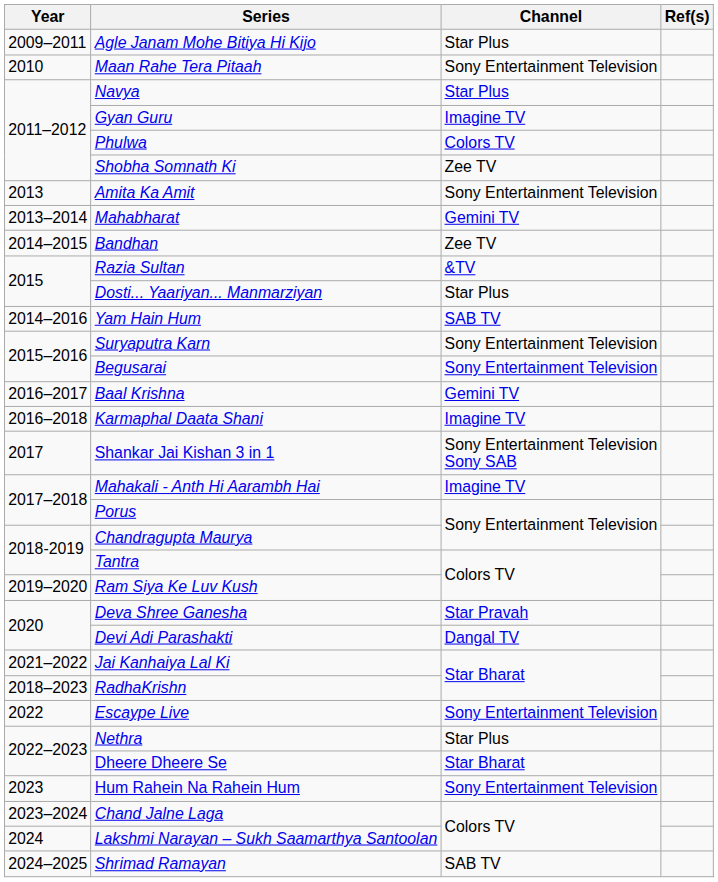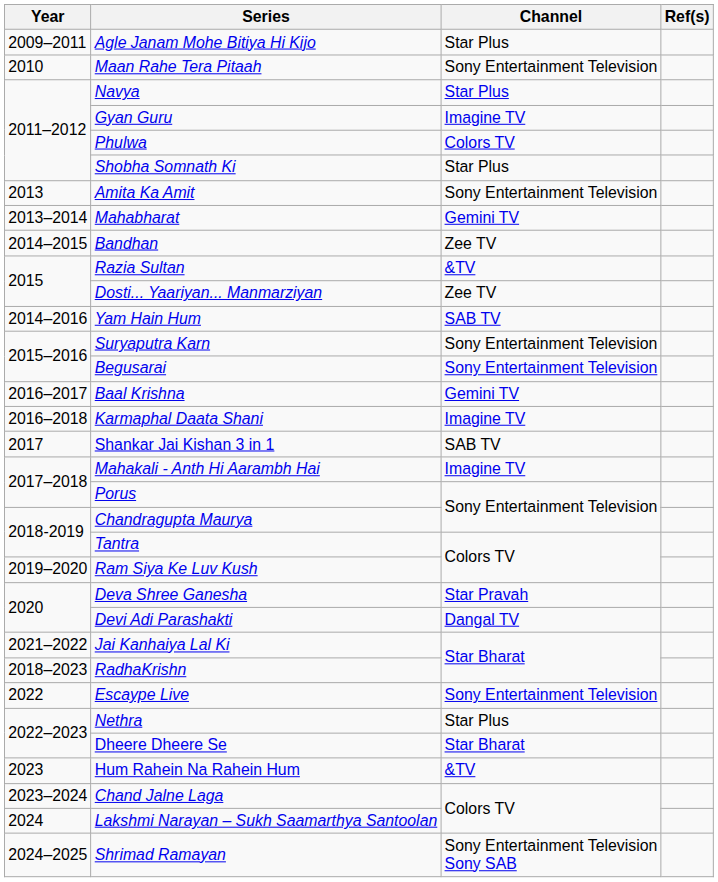(470, 167) Zee TV -> (477, 167) Star Plus
(477, 293) Star Plus -> (470, 293) Zee TV
(551, 453) Sony Entertainment Television Sony SAB -> (473, 444) SAB TV
(551, 788) Sony Entertainment Television -> (460, 770) &TV
(473, 863) SAB TV -> (551, 854) Sony Entertainment Television Sony SAB
